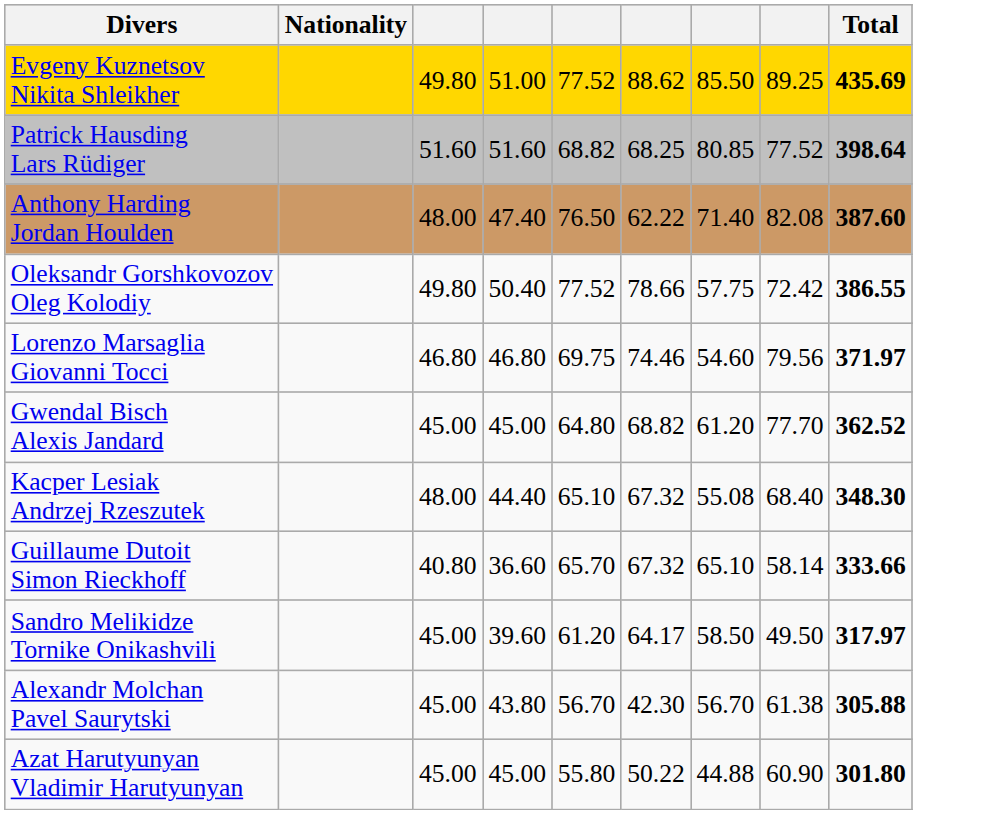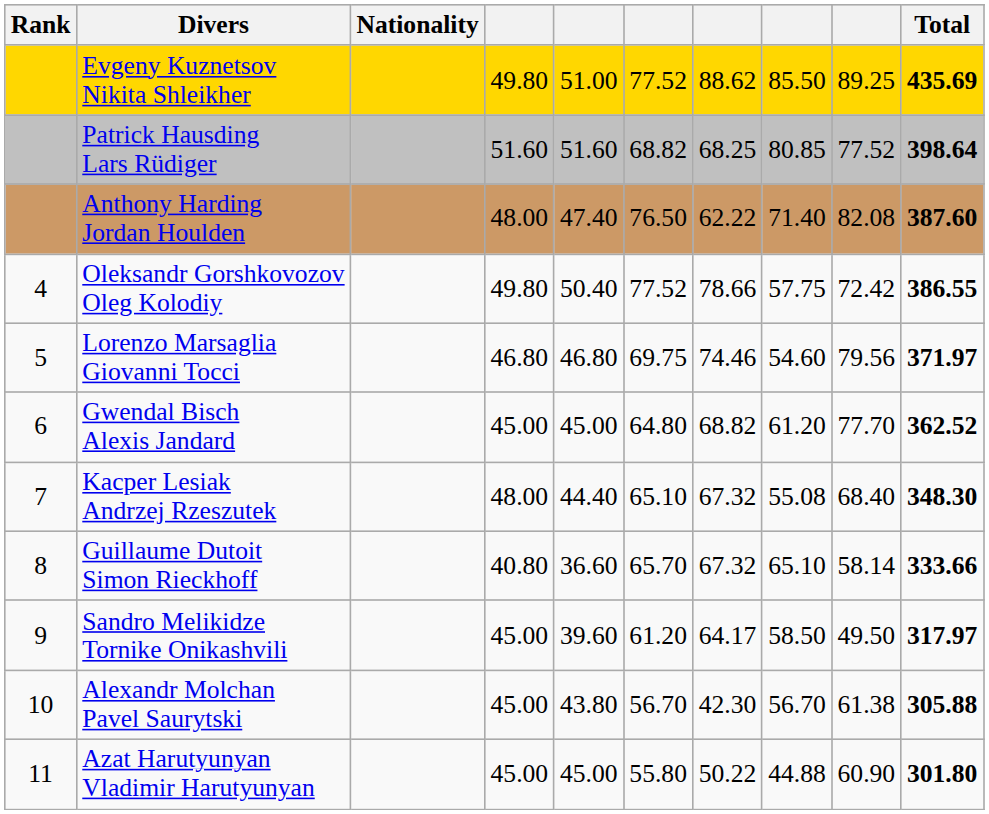+ column: (41, 24)
